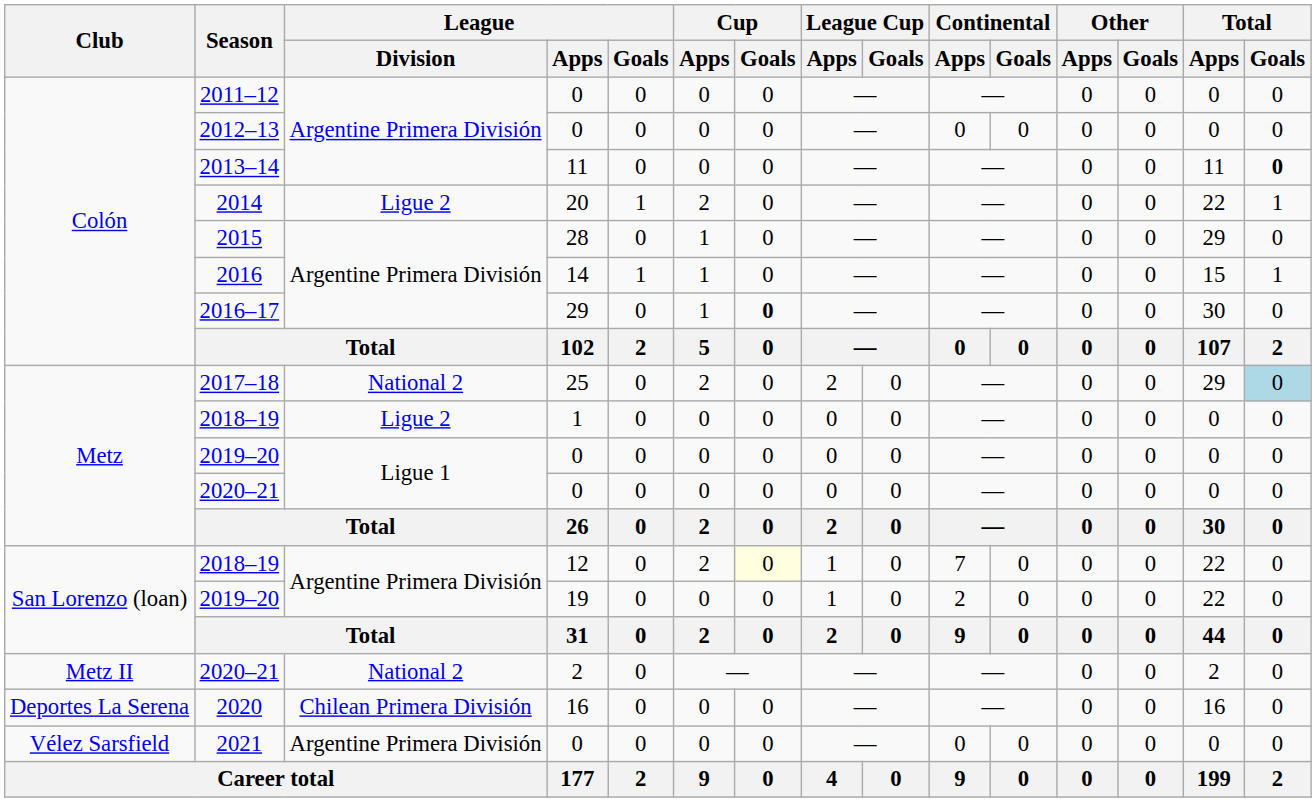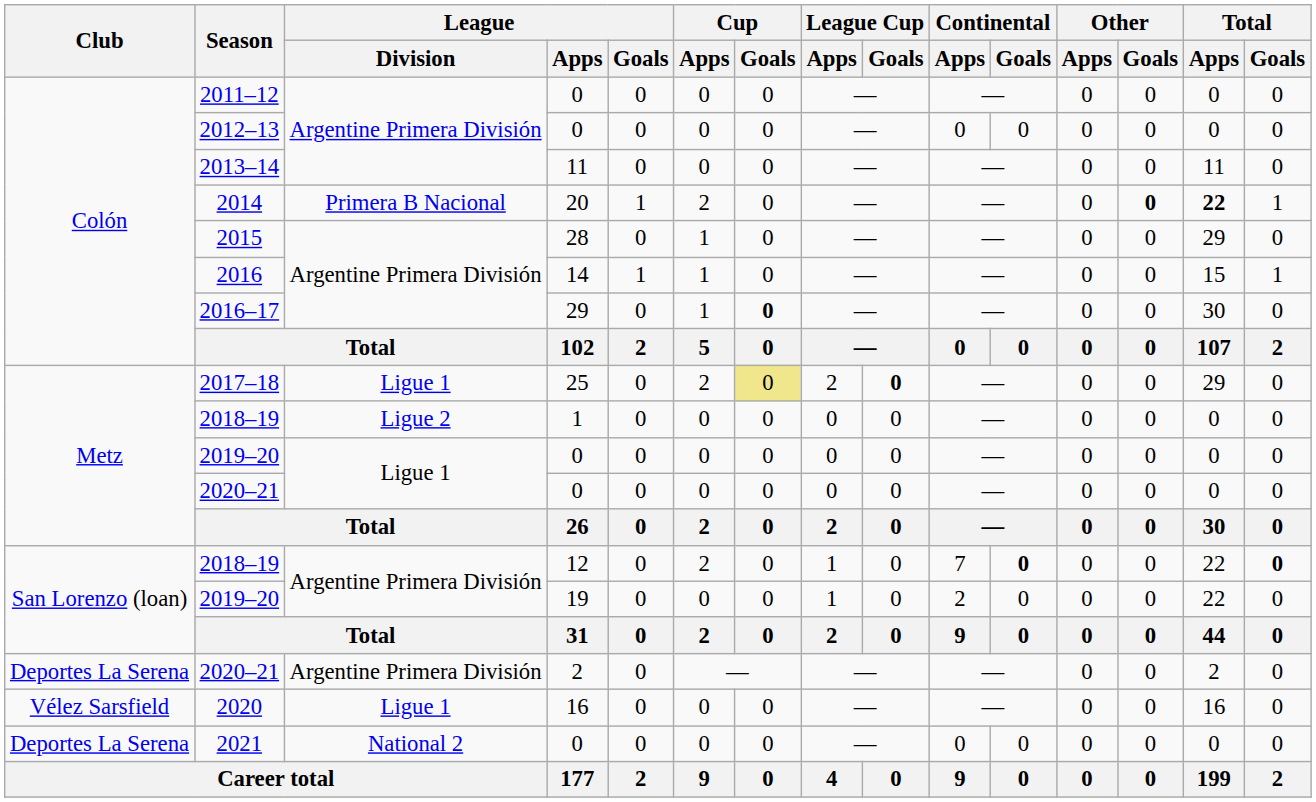(1277, 166) bold -> (1277, 166) normal
(416, 202) Ligue 2 -> (416, 202) Primera B Nacional
(1150, 202) normal -> (1150, 202) bold
(1214, 202) normal -> (1214, 202) bold
(416, 382) National 2 -> (416, 382) Ligue 1
(768, 382) no background -> (768, 382) khaki background
(896, 382) normal -> (896, 382) bold
(1277, 382) lightblue background -> (1277, 382) no background
(768, 563) lightyellow background -> (768, 563) no background
(1023, 563) normal -> (1023, 563) bold
(1277, 563) normal -> (1277, 563) bold
(100, 671) Metz II -> (100, 671) Deportes La Serena
(416, 671) National 2 -> (416, 671) Argentine Primera División
(100, 707) Deportes La Serena -> (100, 707) Vélez Sarsfield
(416, 707) Chilean Primera División -> (416, 707) Ligue 1
(100, 743) Vélez Sarsfield -> (100, 743) Deportes La Serena
(416, 743) Argentine Primera División -> (416, 743) National 2
